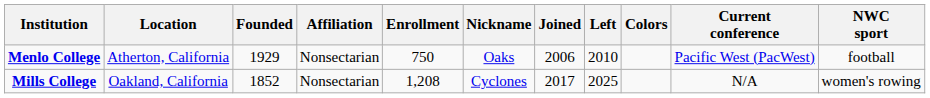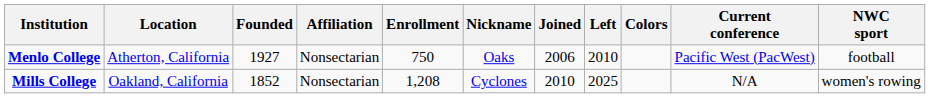(264, 57) 1929 -> (264, 57) 1927
(560, 81) 2017 -> (560, 81) 2010
